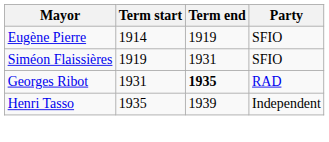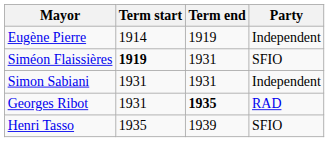(267, 37) SFIO -> (286, 37) Independent
(133, 59) normal -> (133, 59) bold
+ row: (48, 81)
(286, 103) Independent -> (267, 125) SFIO
